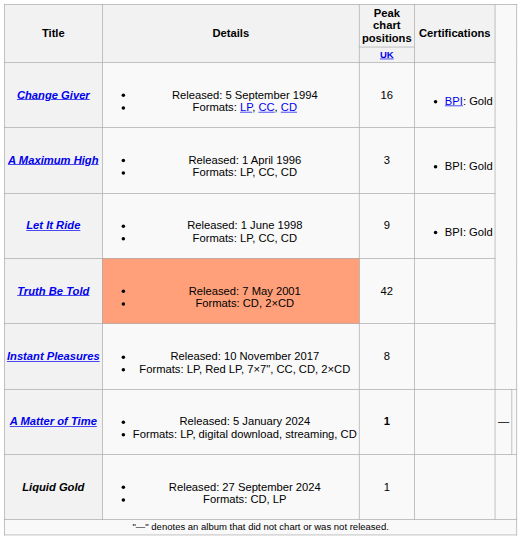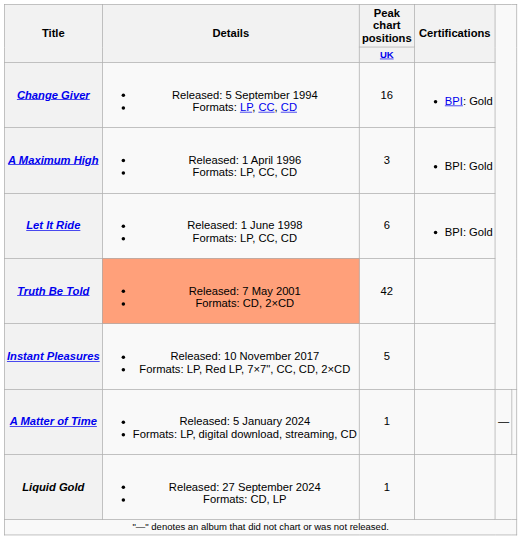(387, 225) 9 -> (387, 225) 6
(387, 356) 8 -> (387, 356) 5
(387, 421) bold -> (387, 421) normal
